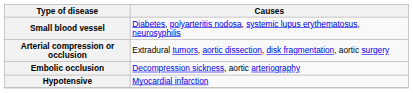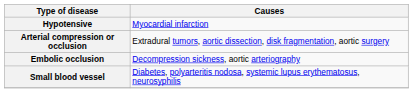rows swapped: (67, 28) <-> (67, 81)
